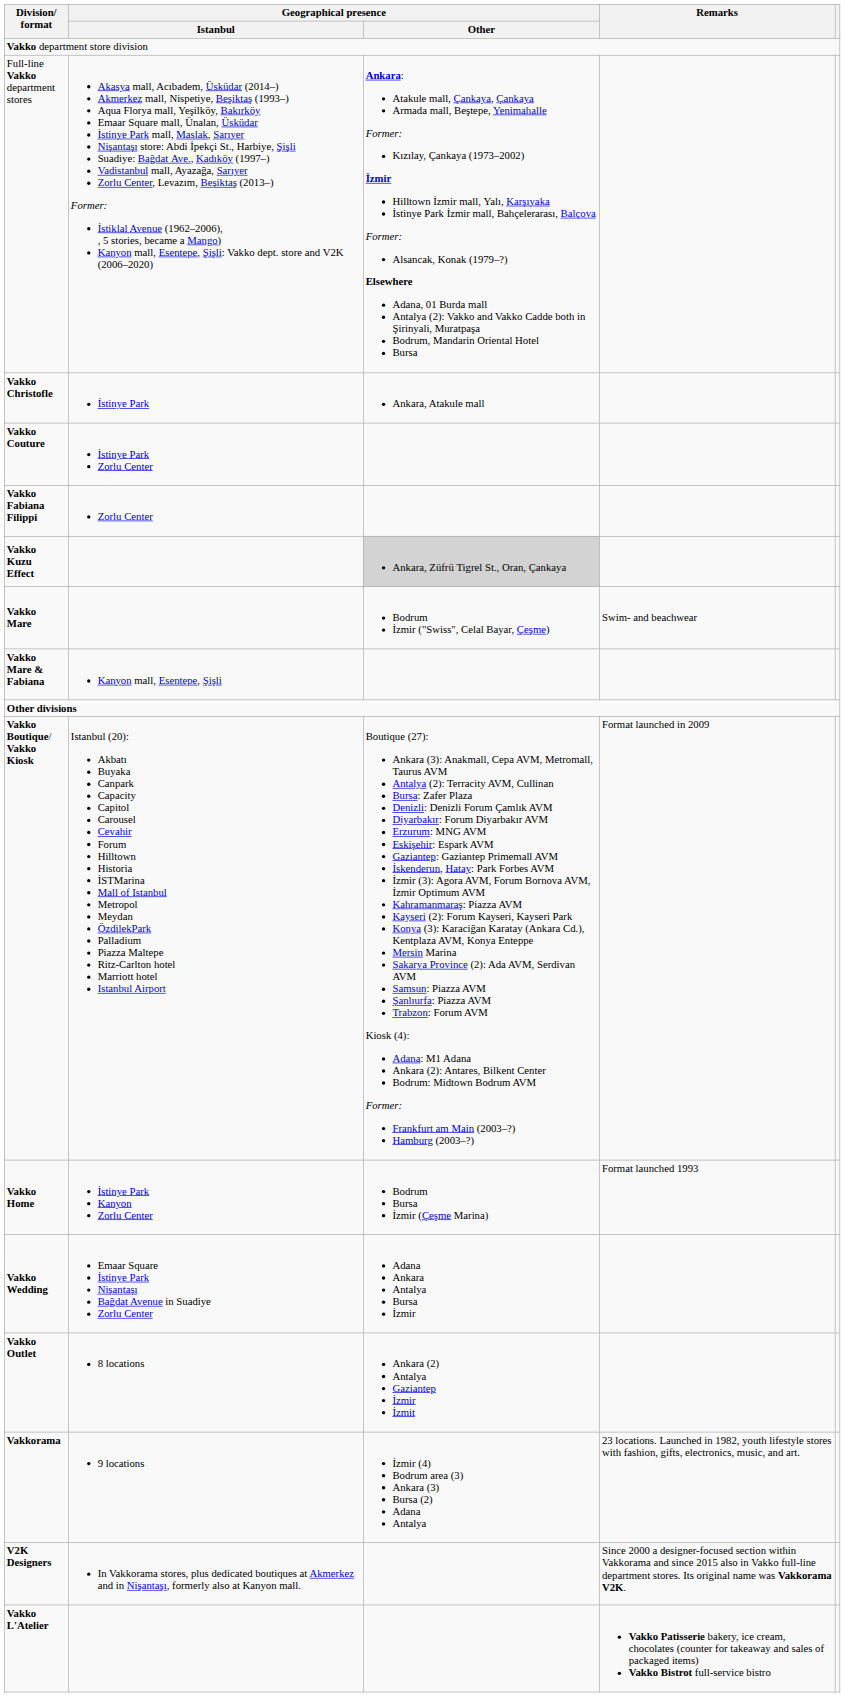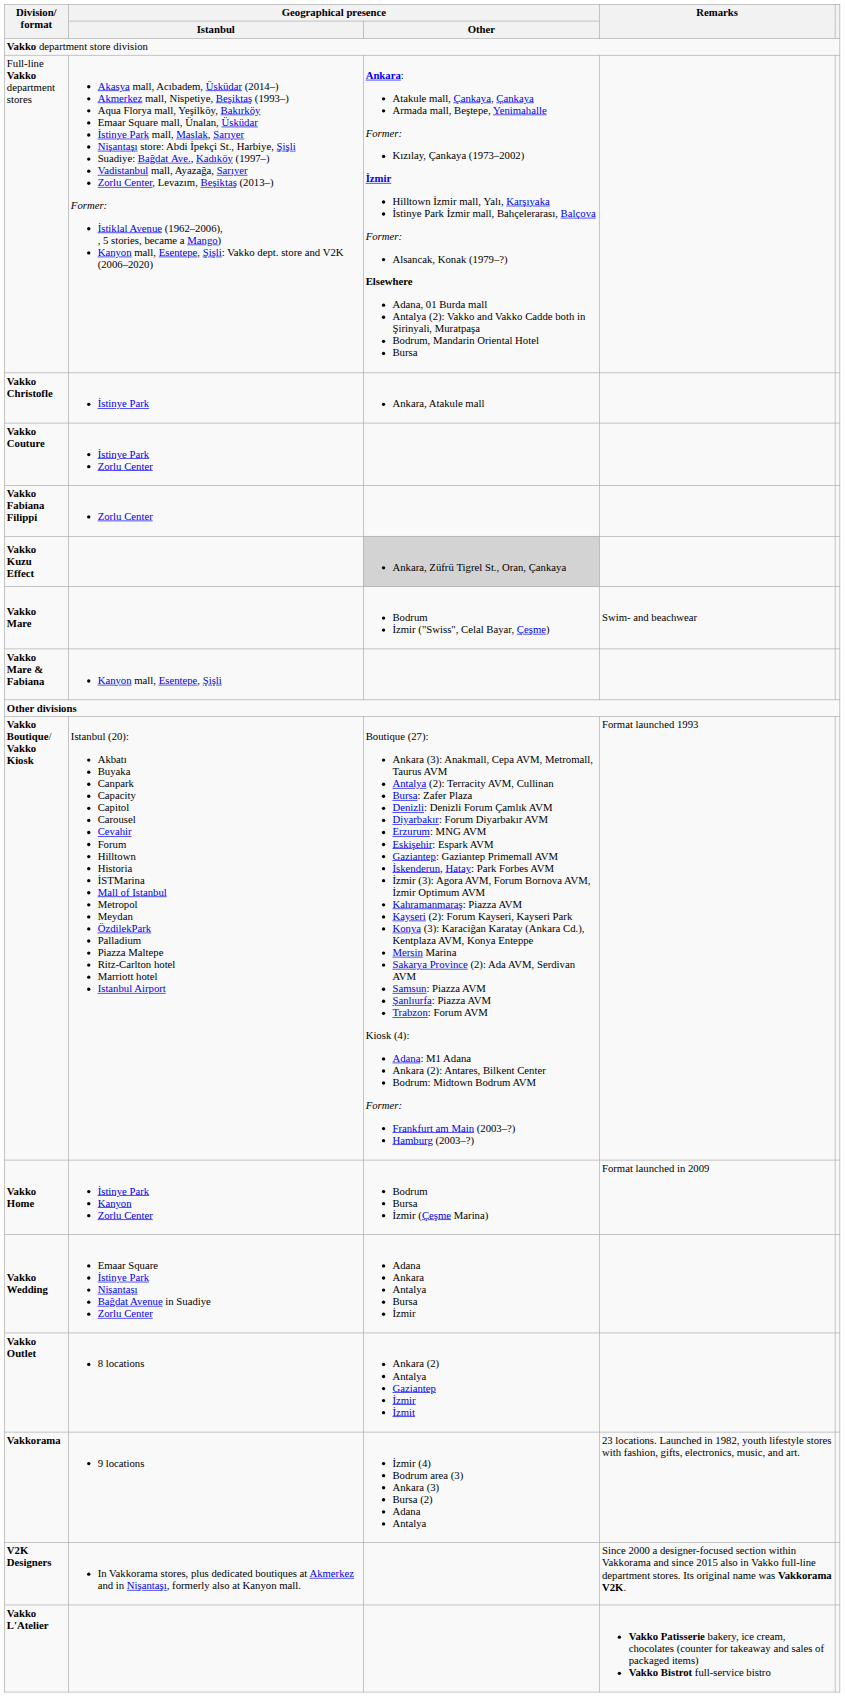(656, 725) Format launched in 2009 -> (650, 725) Format launched 1993
(650, 1168) Format launched 1993 -> (656, 1168) Format launched in 2009
